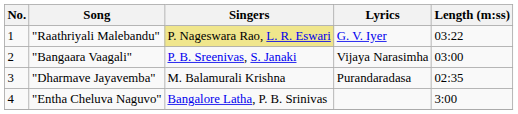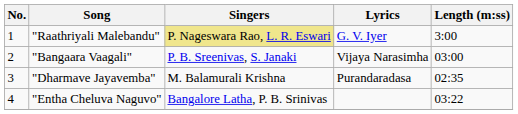(449, 36) 03:22 -> (446, 36) 3:00
(446, 99) 3:00 -> (449, 99) 03:22
